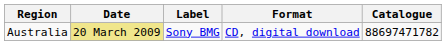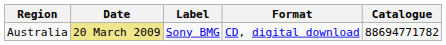(402, 32) 88697471782 -> (402, 32) 88694771782
